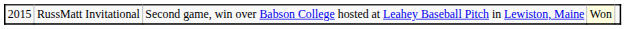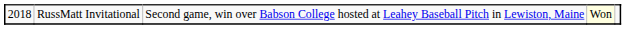(20, 14) 2015 -> (20, 14) 2018
